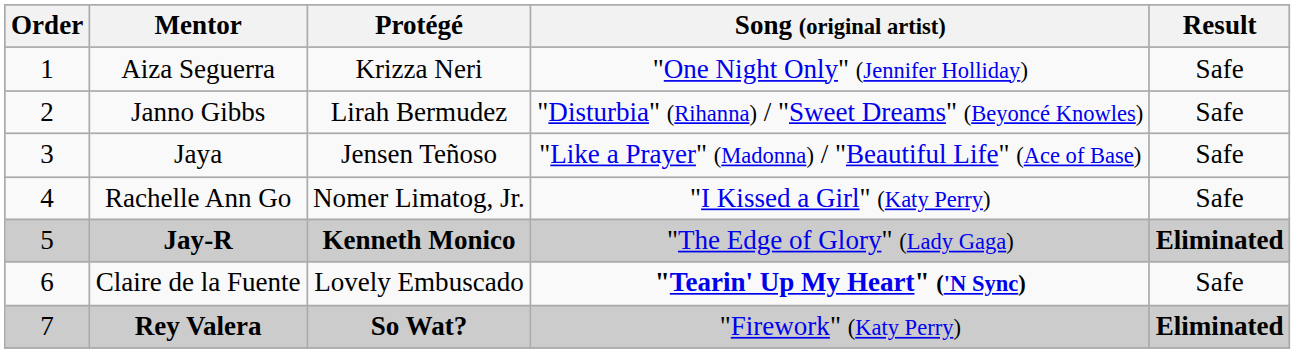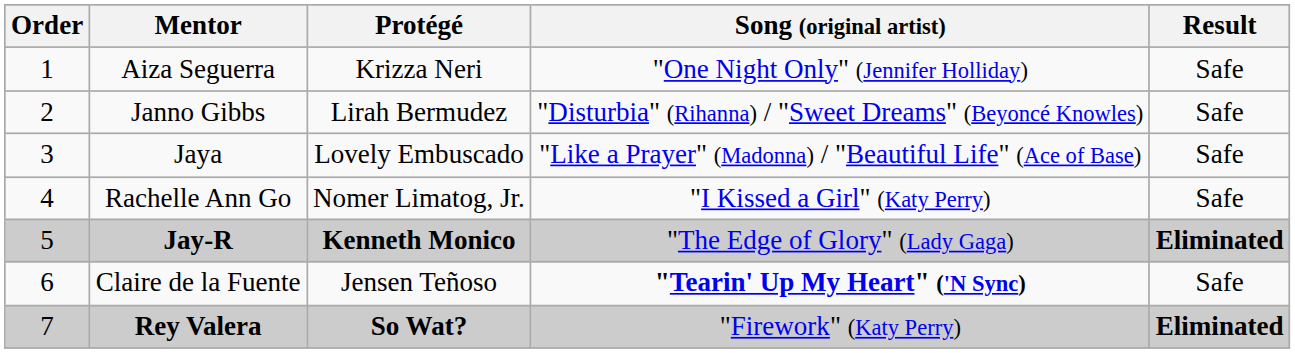(419, 154) Jensen Teñoso -> (419, 154) Lovely Embuscado
(419, 283) Lovely Embuscado -> (419, 283) Jensen Teñoso
